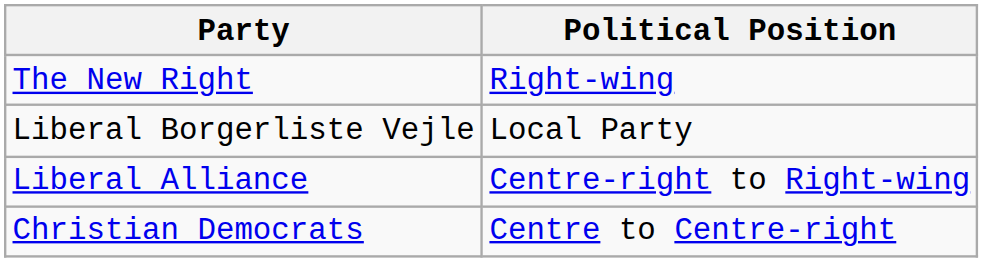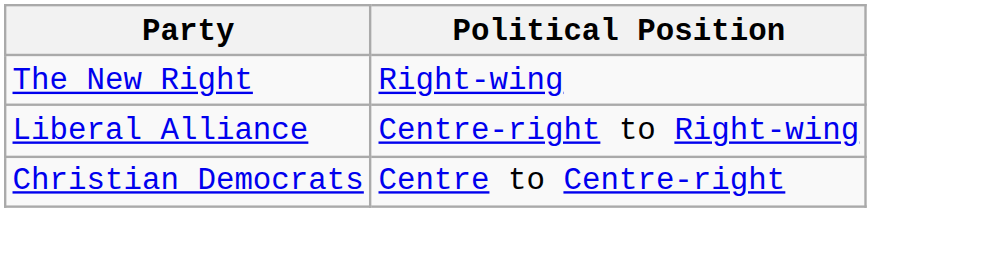- row: (244, 131)
